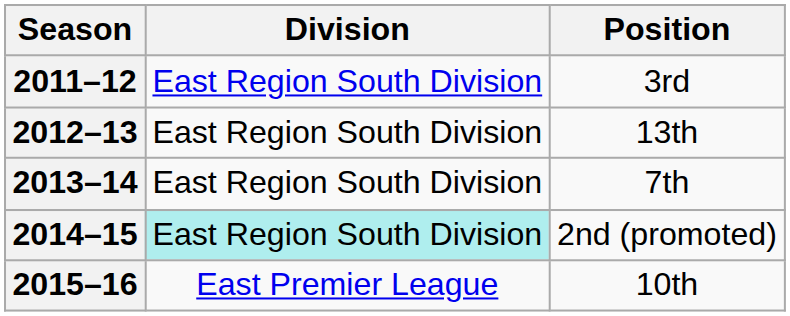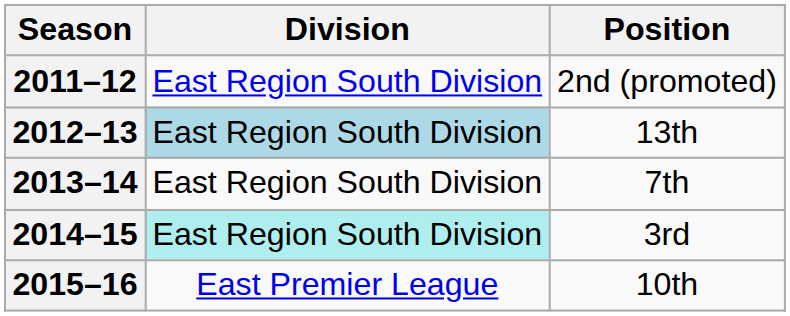(667, 81) 3rd -> (667, 81) 2nd (promoted)
(347, 132) no background -> (347, 132) lightblue background
(667, 234) 2nd (promoted) -> (667, 234) 3rd
